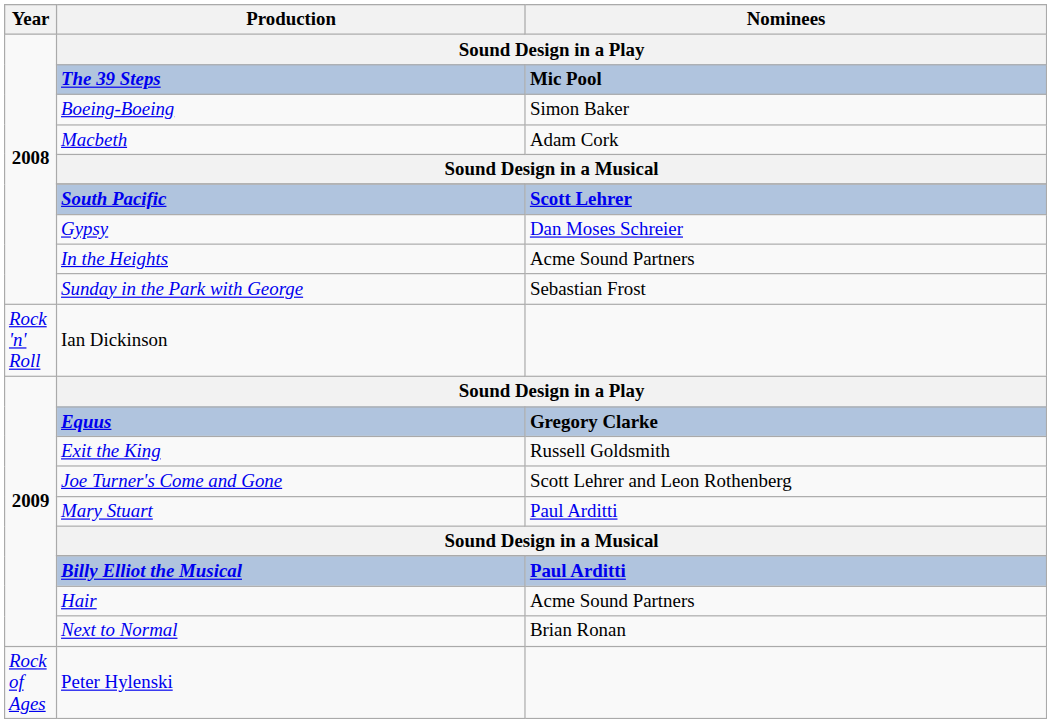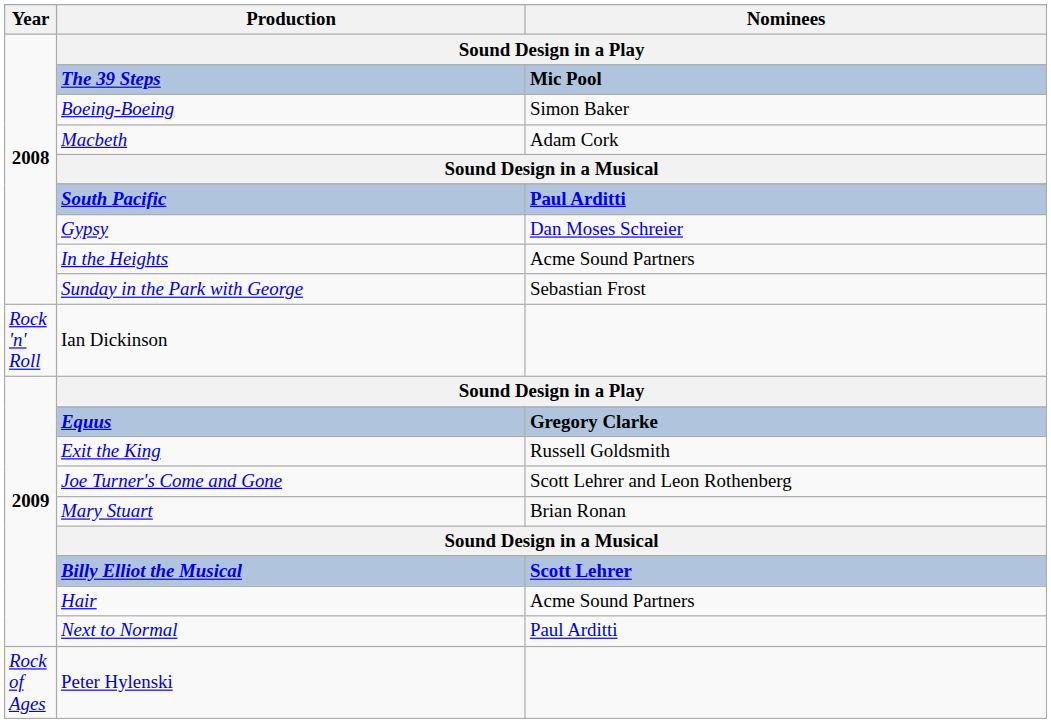(581, 199) Scott Lehrer -> (578, 199) Paul Arditti
(574, 511) Paul Arditti -> (578, 511) Brian Ronan
(578, 570) Paul Arditti -> (581, 570) Scott Lehrer
(578, 630) Brian Ronan -> (574, 630) Paul Arditti
